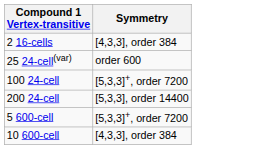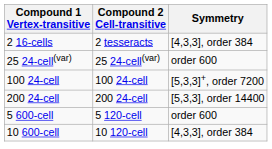+ column: (131, 19)
(142, 117) [5,3,3]+, order 7200 -> (194, 115) order 600
